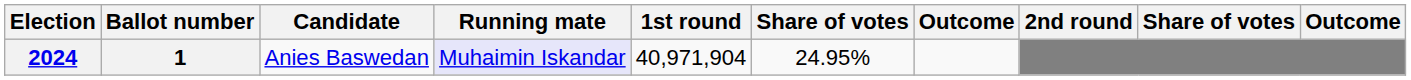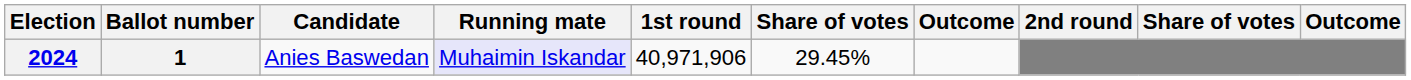(691, 57) 40,971,904 -> (691, 57) 40,971,906
(833, 57) 24.95% -> (833, 57) 29.45%
